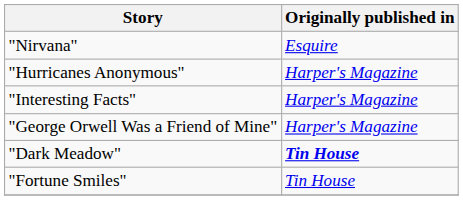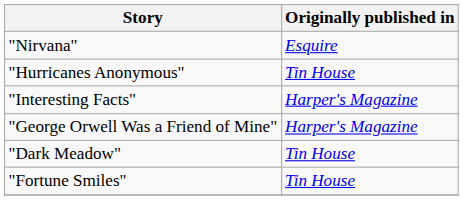(351, 72) Harper's Magazine -> (320, 72) Tin House
(322, 153) bold -> (320, 153) normal
